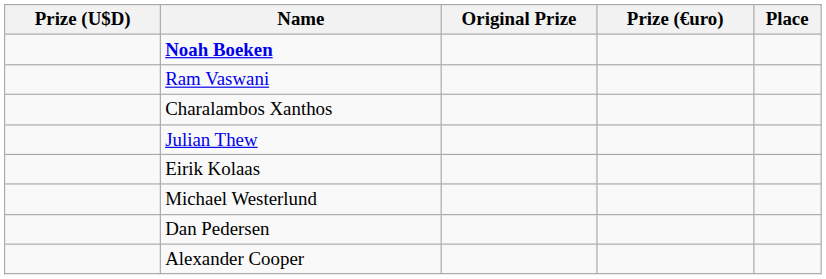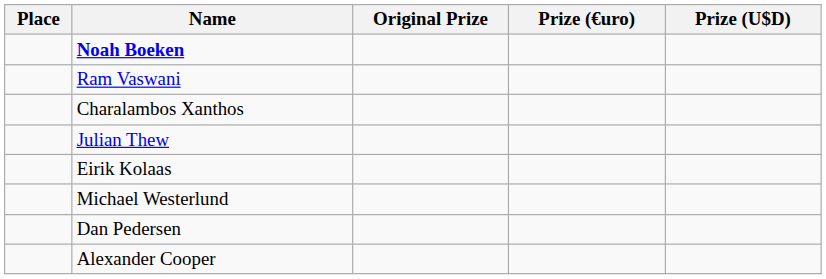columns swapped: (787, 19) <-> (83, 19)
